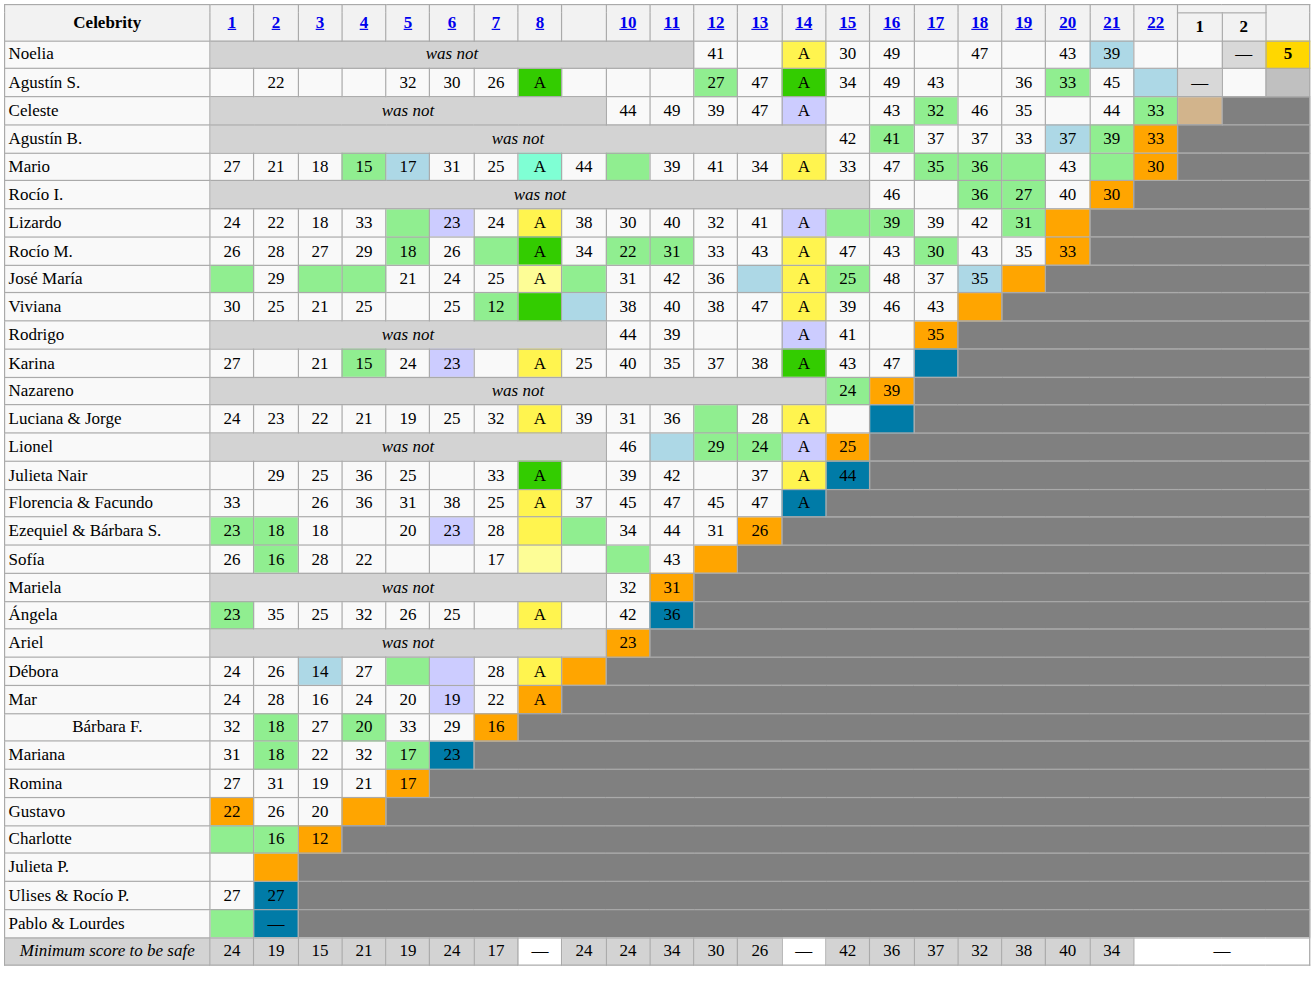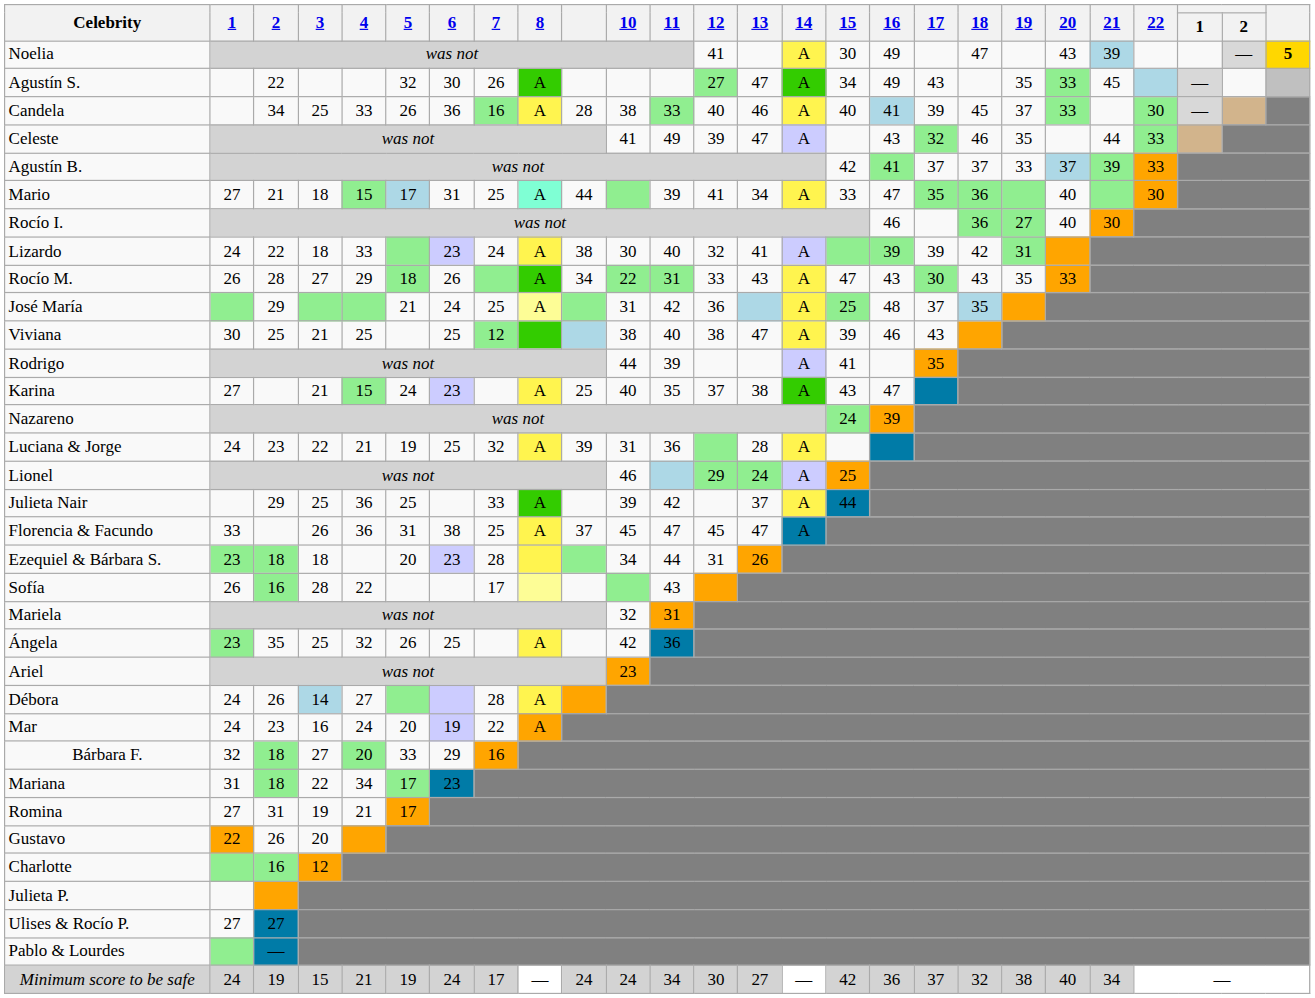(1024, 82) 36 -> (1024, 82) 35
+ row: (36, 110)
(628, 110) 44 -> (628, 138) 41
(1068, 166) 43 -> (1068, 195) 40
(276, 699) 28 -> (276, 727) 23
(364, 755) 32 -> (364, 783) 34
(760, 951) 26 -> (760, 979) 27
